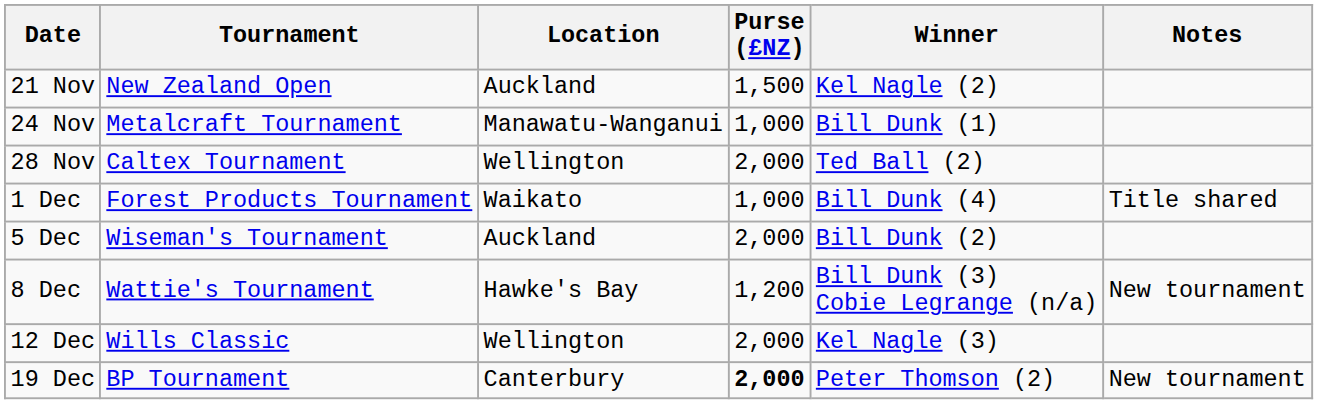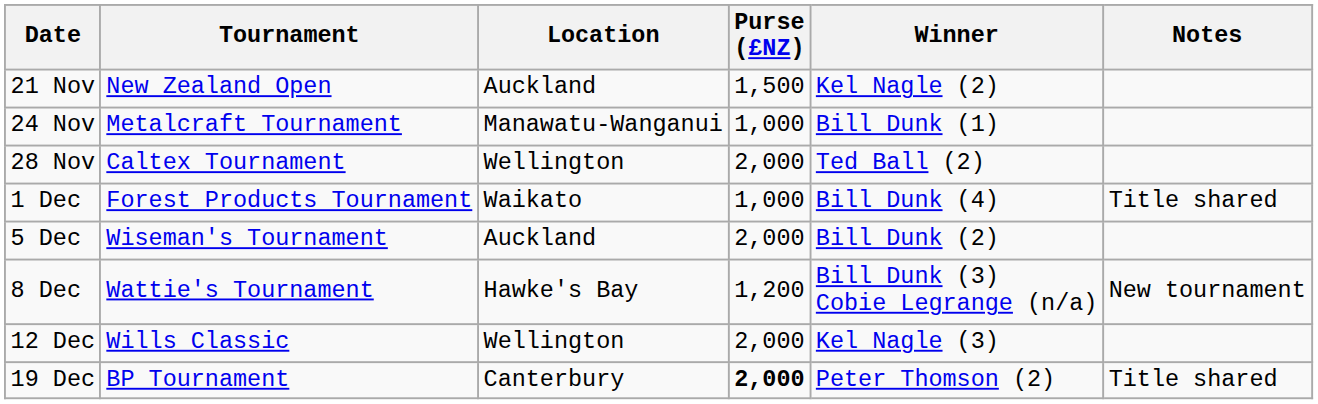(1207, 380) New tournament -> (1193, 380) Title shared
